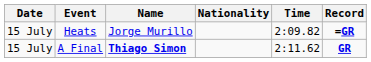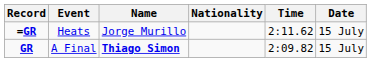columns swapped: (30, 13) <-> (345, 13)
(297, 31) 2:09.82 -> (291, 31) 2:11.62
(297, 48) 2:11.62 -> (291, 48) 2:09.82
